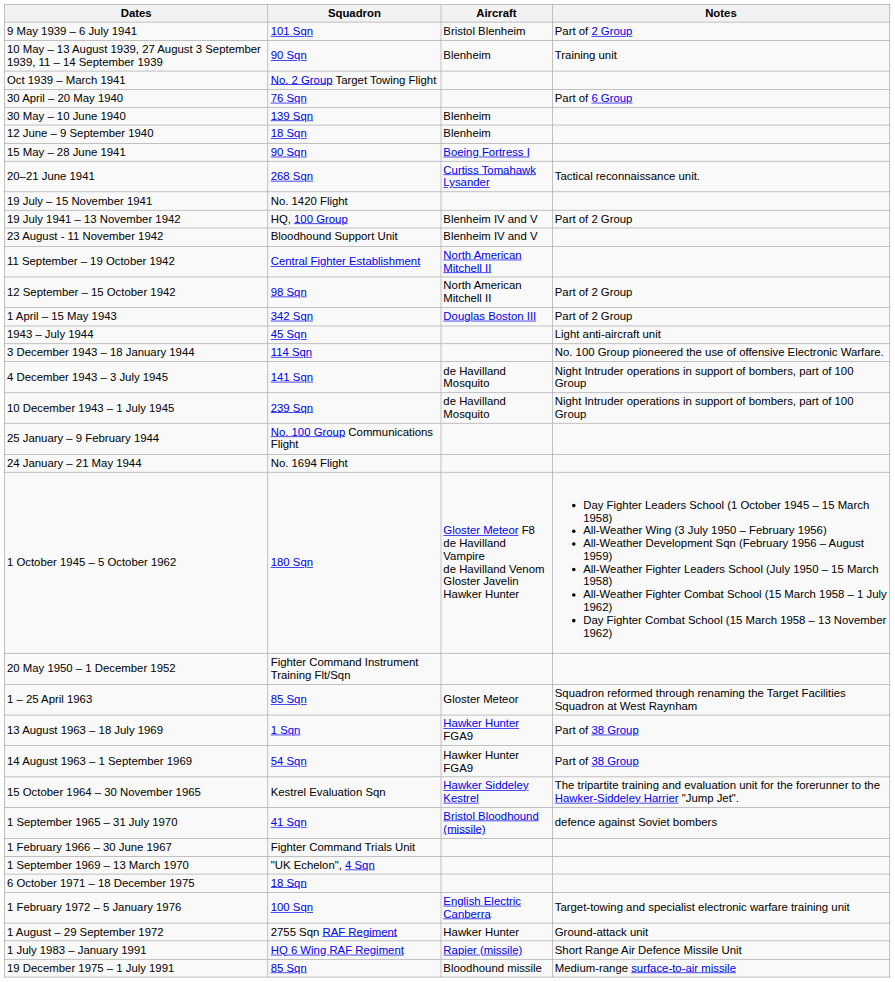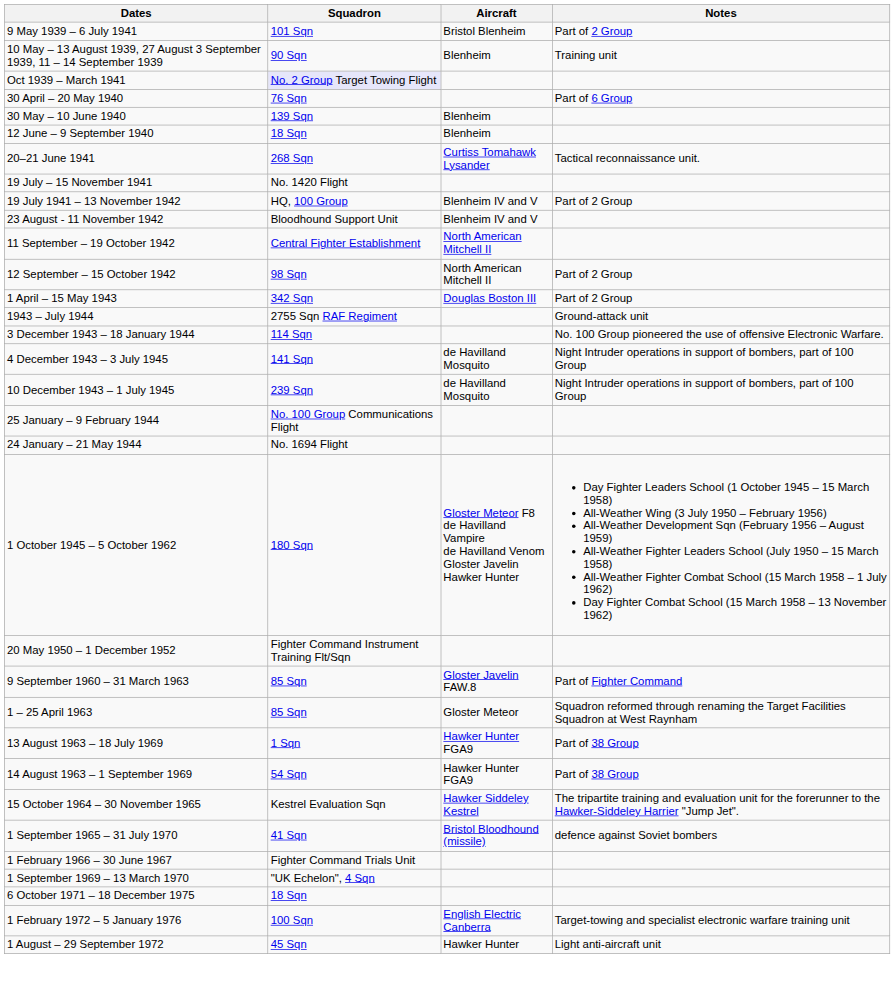(354, 80) no background -> (354, 80) lavender background
- row: (66, 152)
(289, 334) 45 Sqn -> (334, 316) 2755 Sqn RAF Regiment
(608, 334) Light anti-aircraft unit -> (601, 316) Ground-attack unit
+ row: (98, 681)
(334, 932) 2755 Sqn RAF Regiment -> (289, 945) 45 Sqn
(601, 932) Ground-attack unit -> (608, 945) Light anti-aircraft unit
- row: (77, 950)
- row: (91, 968)
